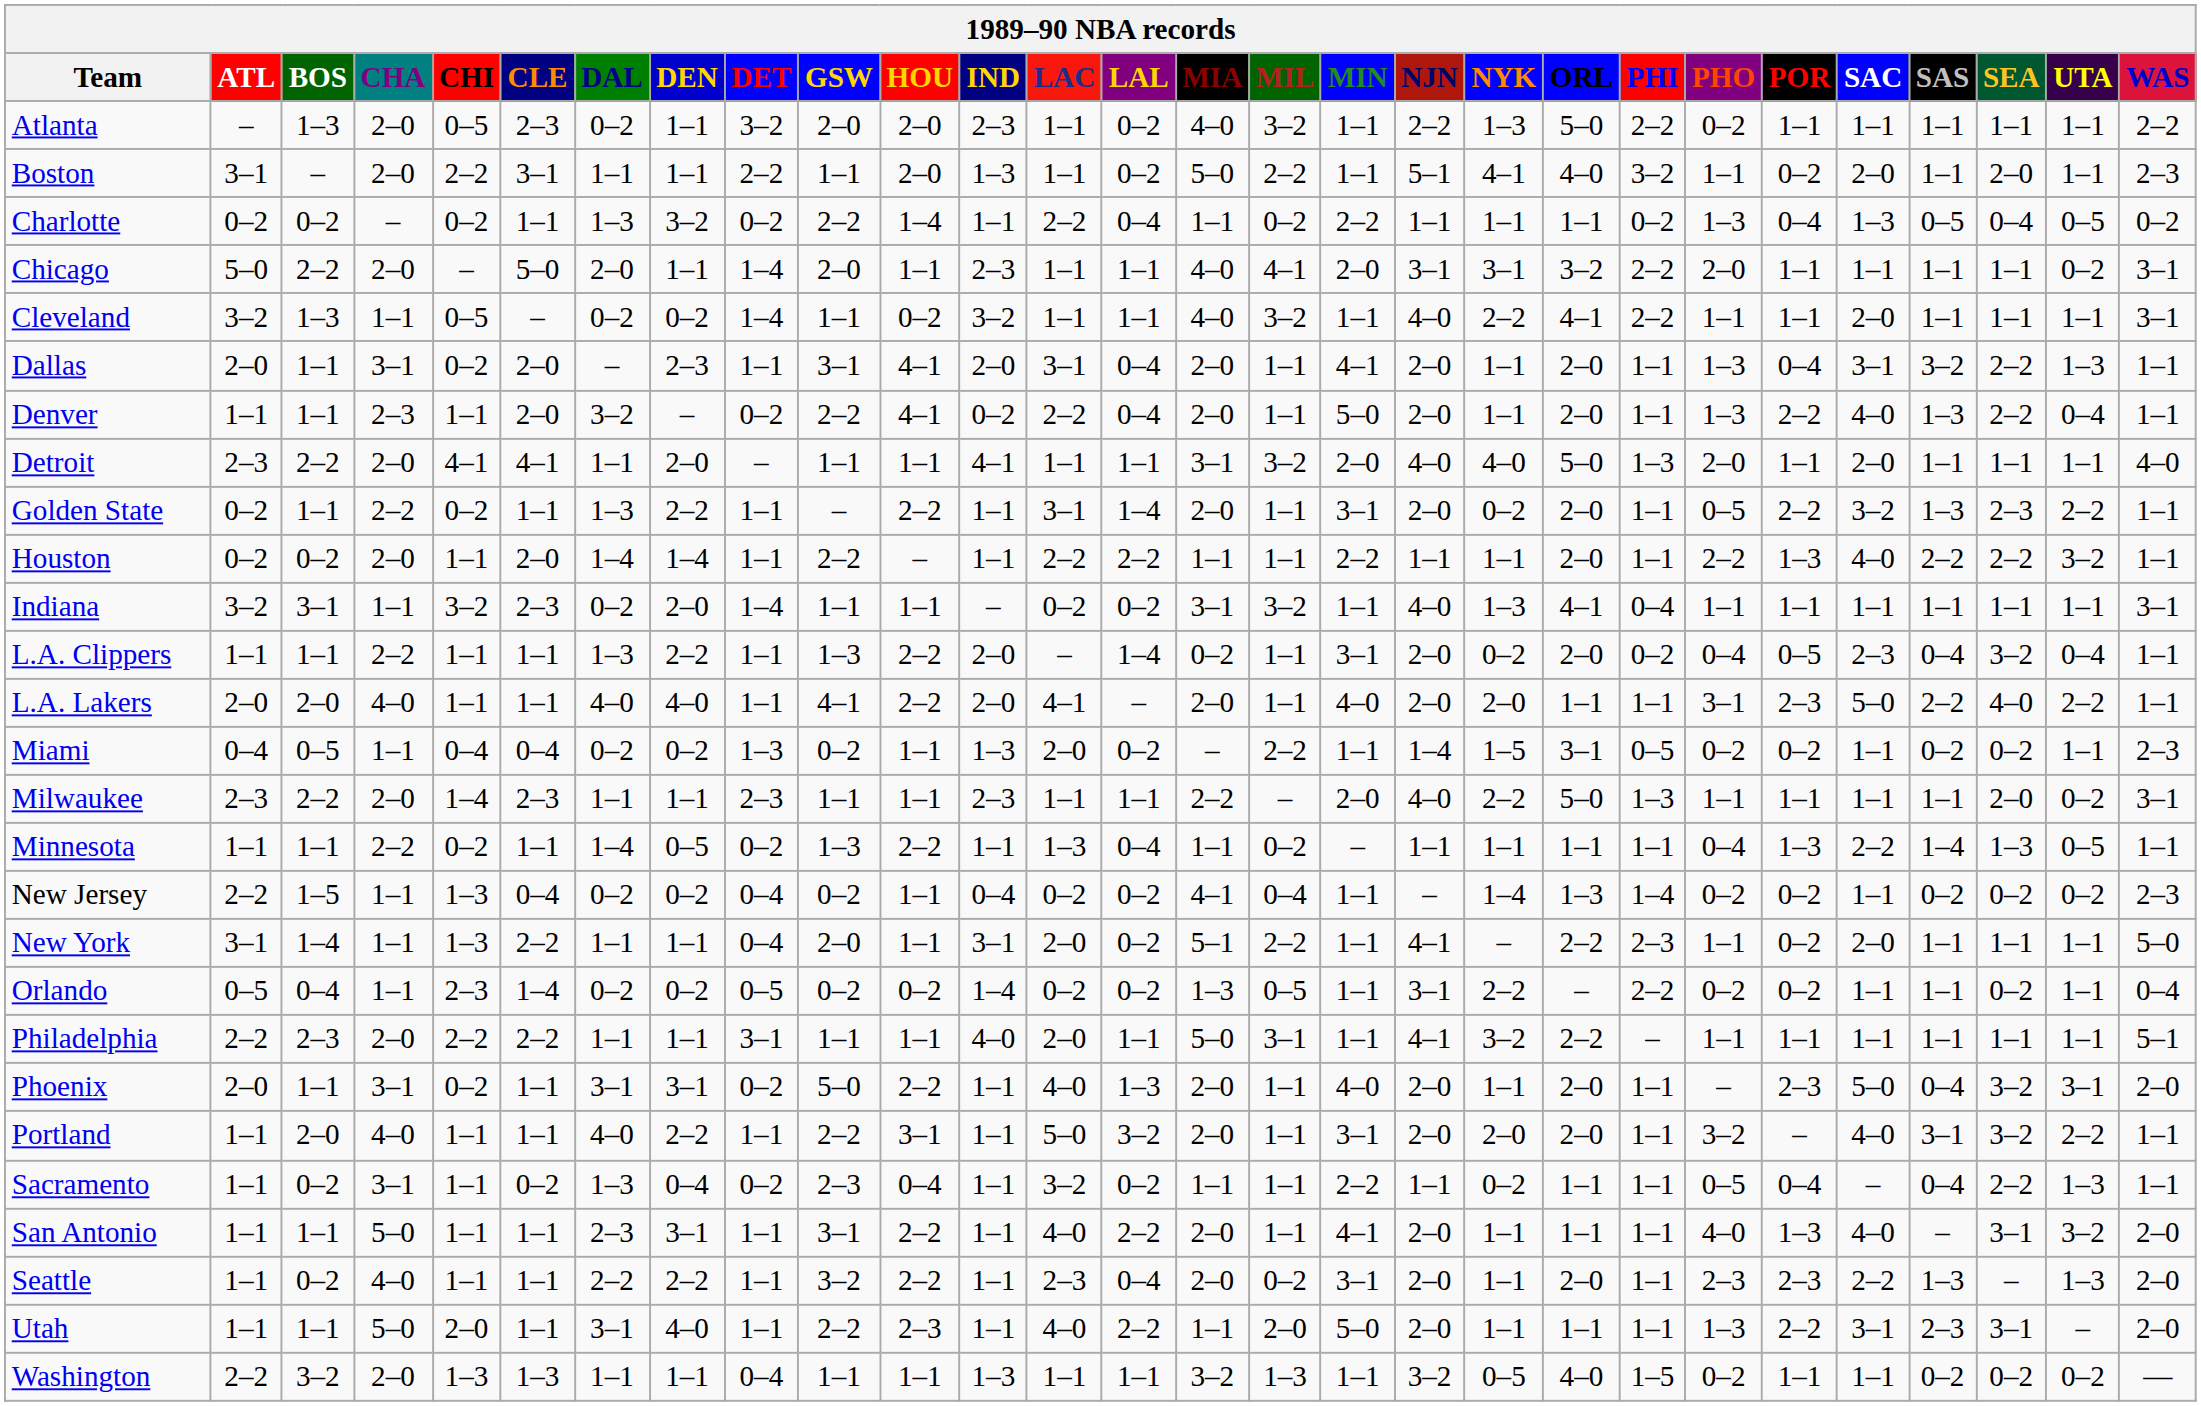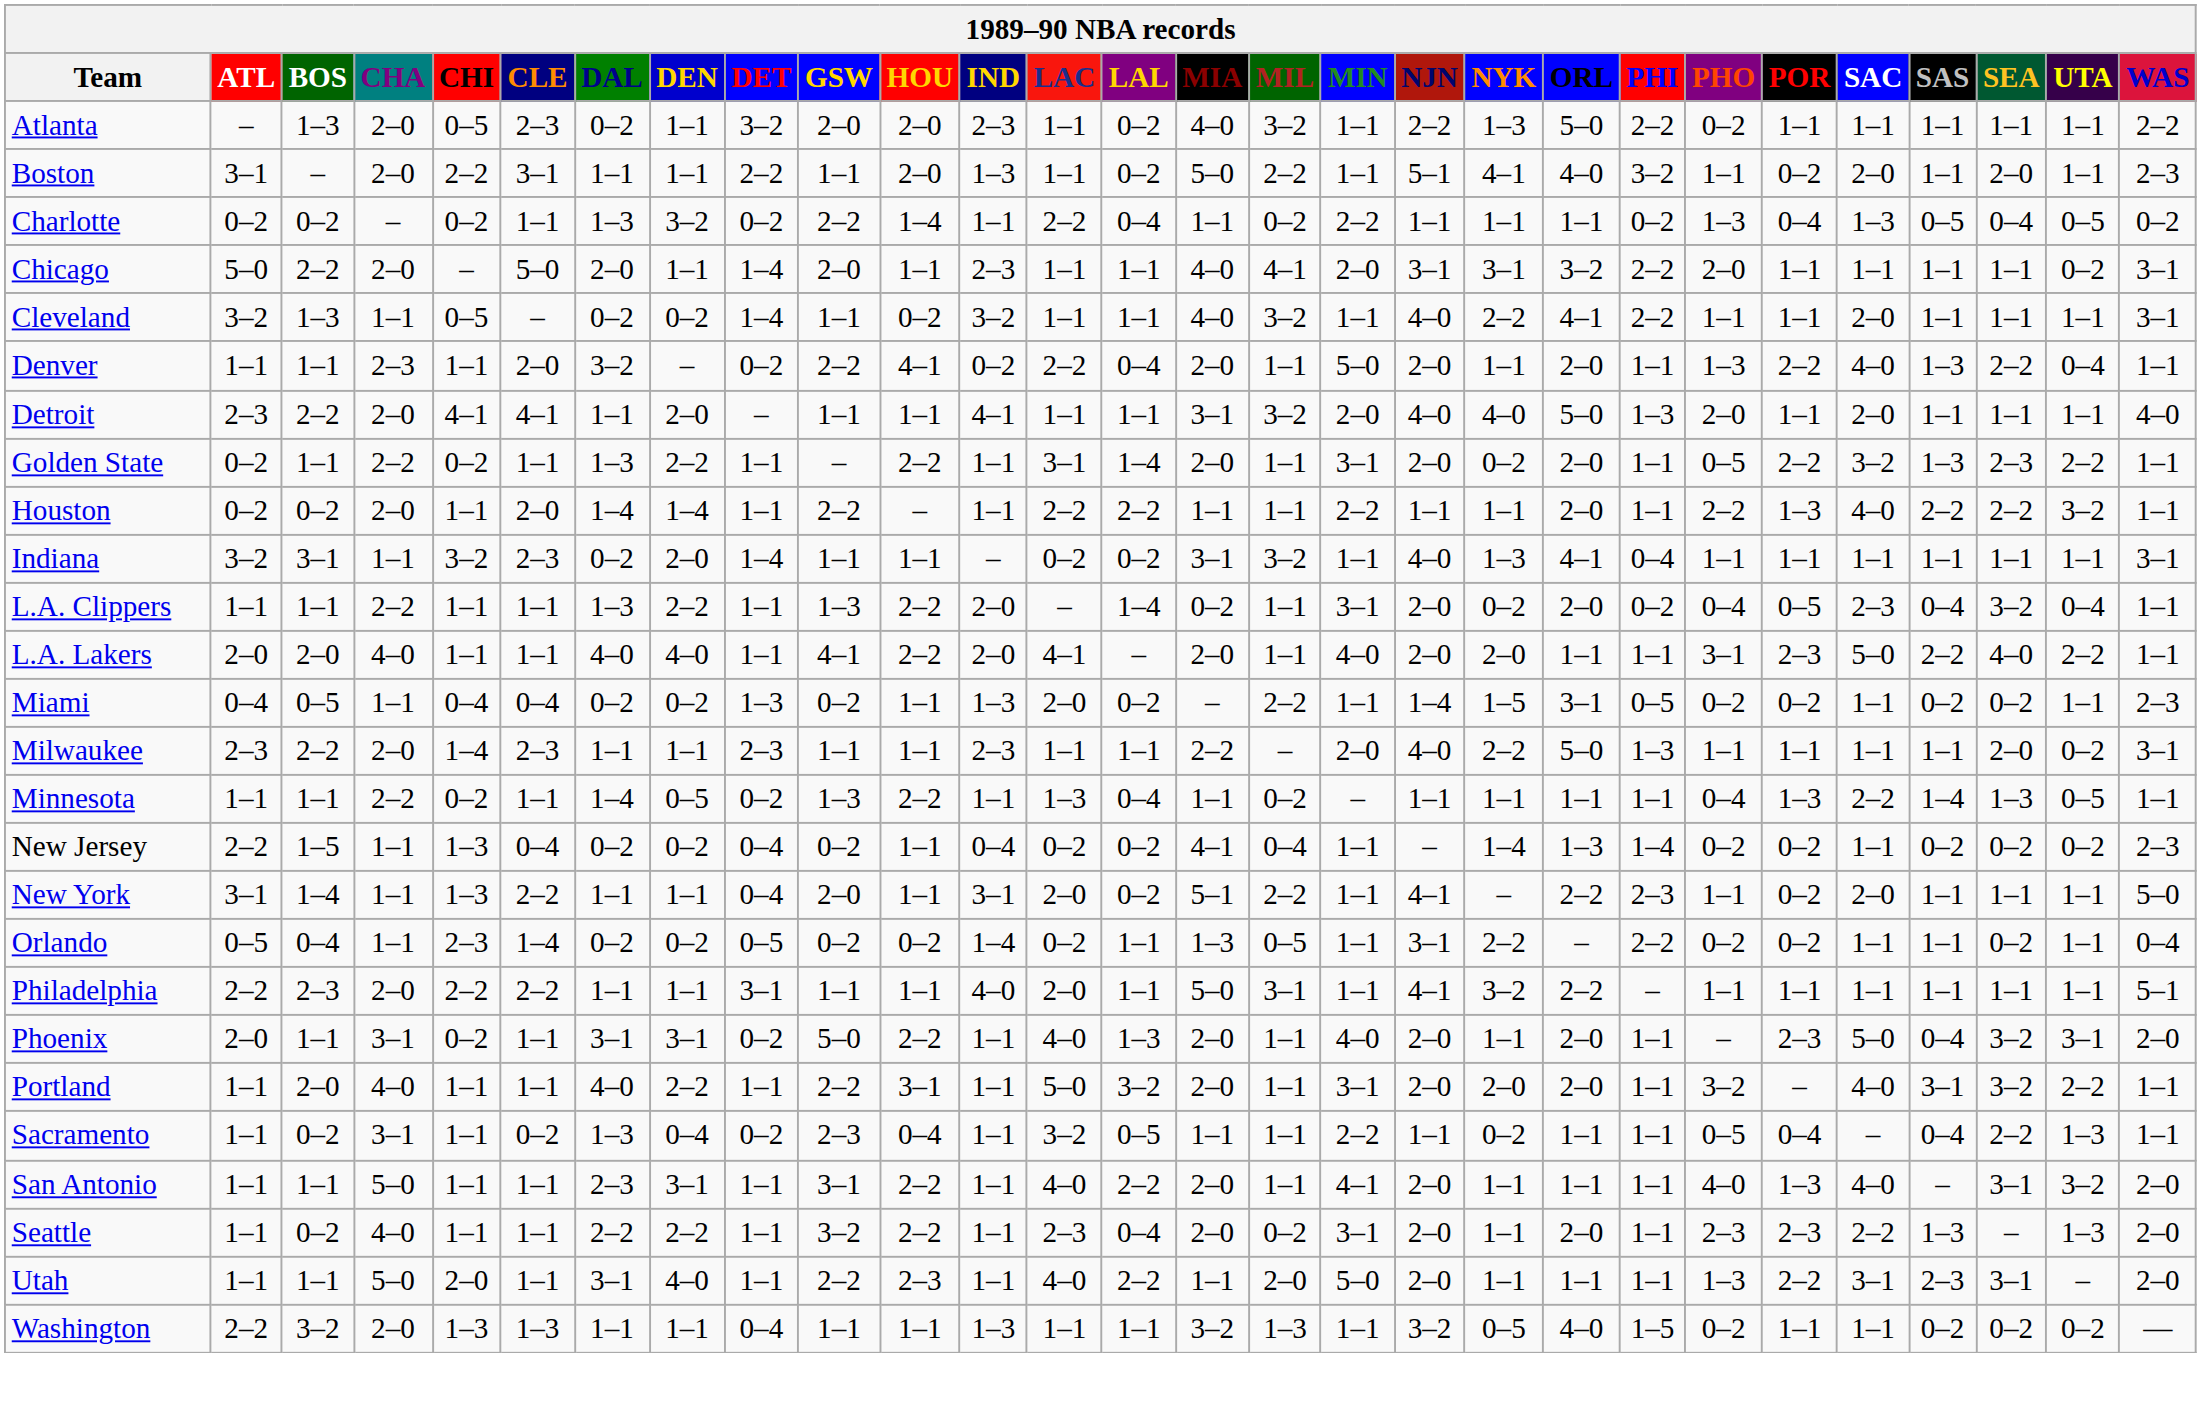- row: (49, 365)
(1139, 991) 0–2 -> (1139, 943) 1–1
(1139, 1183) 0–2 -> (1139, 1135) 0–5
